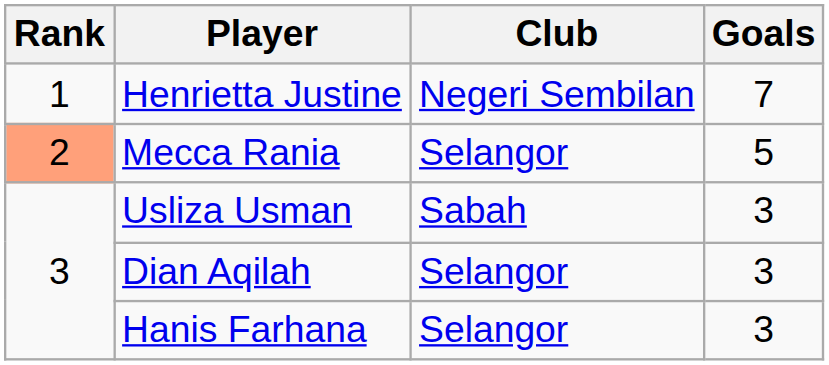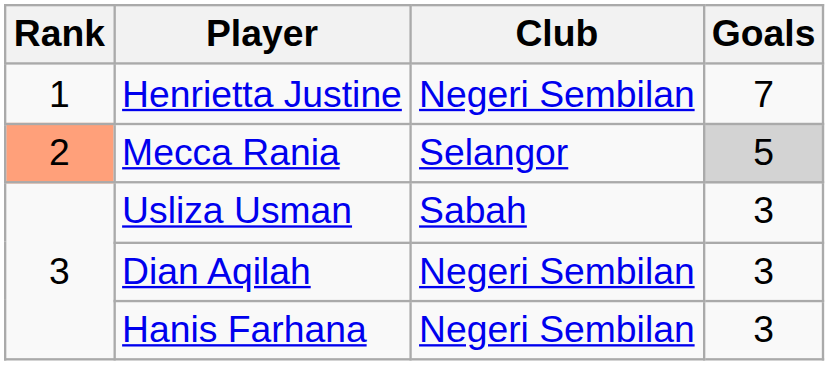(764, 152) no background -> (764, 152) lightgrey background
(494, 270) Selangor -> (557, 270) Negeri Sembilan
(494, 329) Selangor -> (557, 329) Negeri Sembilan
